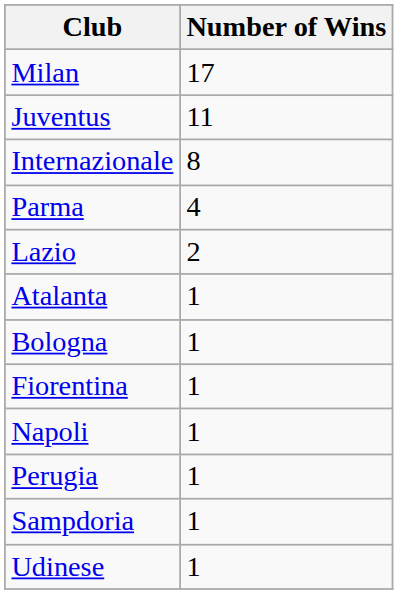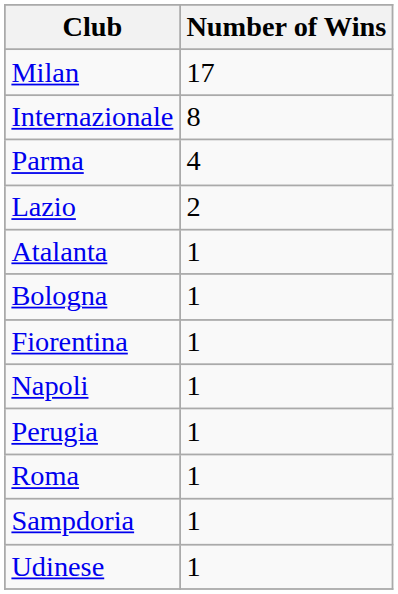- row: (61, 116)
+ row: (45, 476)
